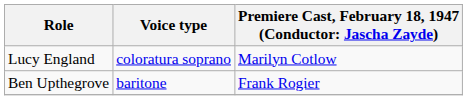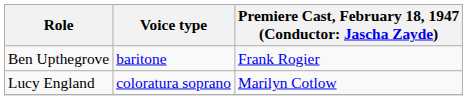rows swapped: (51, 58) <-> (59, 82)
